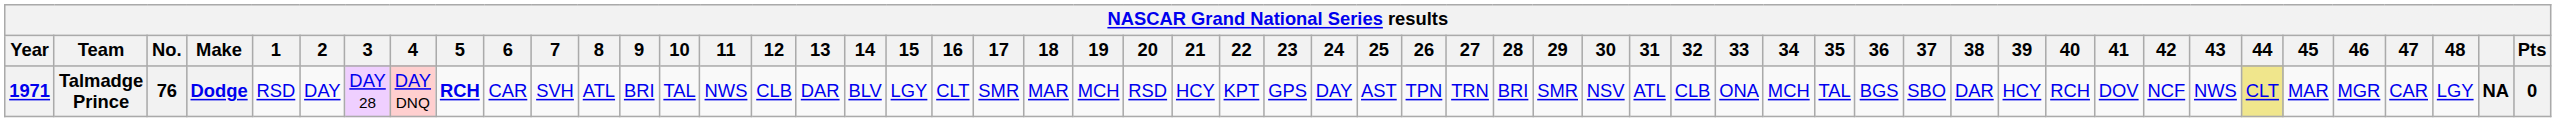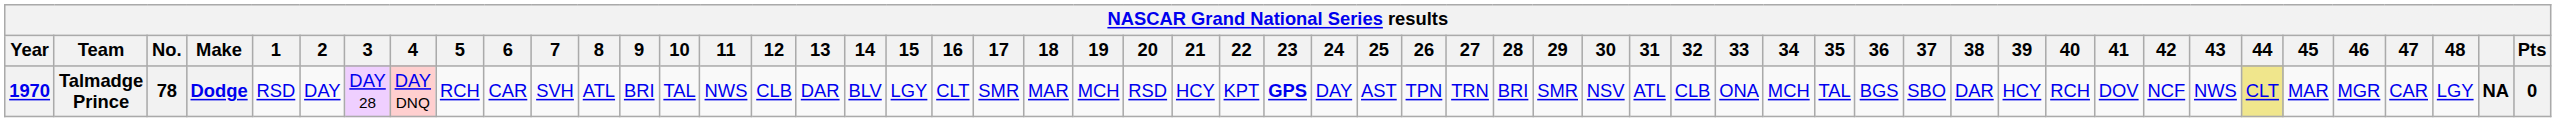(30, 91) 1971 -> (30, 91) 1970
(167, 91) 76 -> (167, 91) 78
(460, 91) bold -> (460, 91) normal
(1288, 91) normal -> (1288, 91) bold
